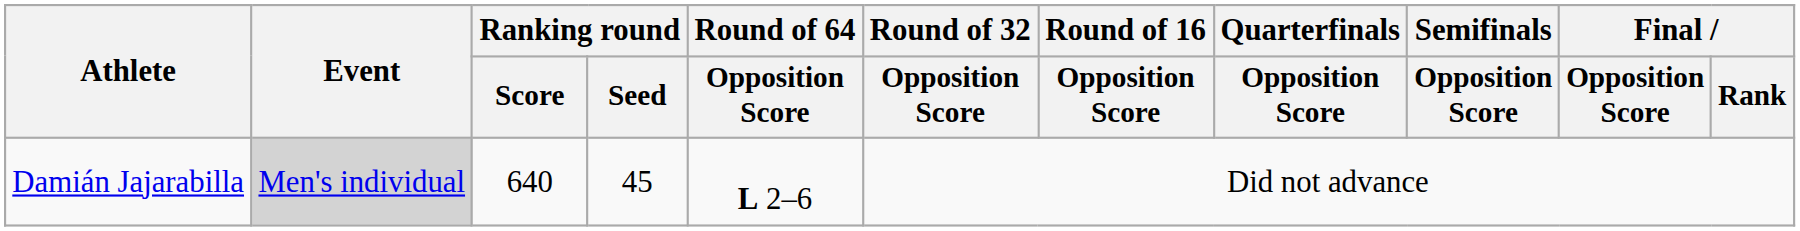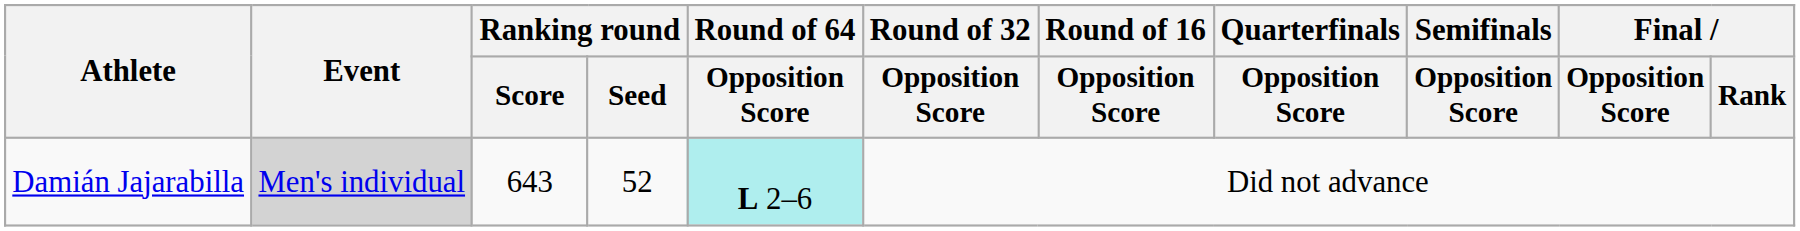(530, 181) 640 -> (530, 181) 643
(637, 181) 45 -> (637, 181) 52
(775, 199) no background -> (775, 199) paleturquoise background
